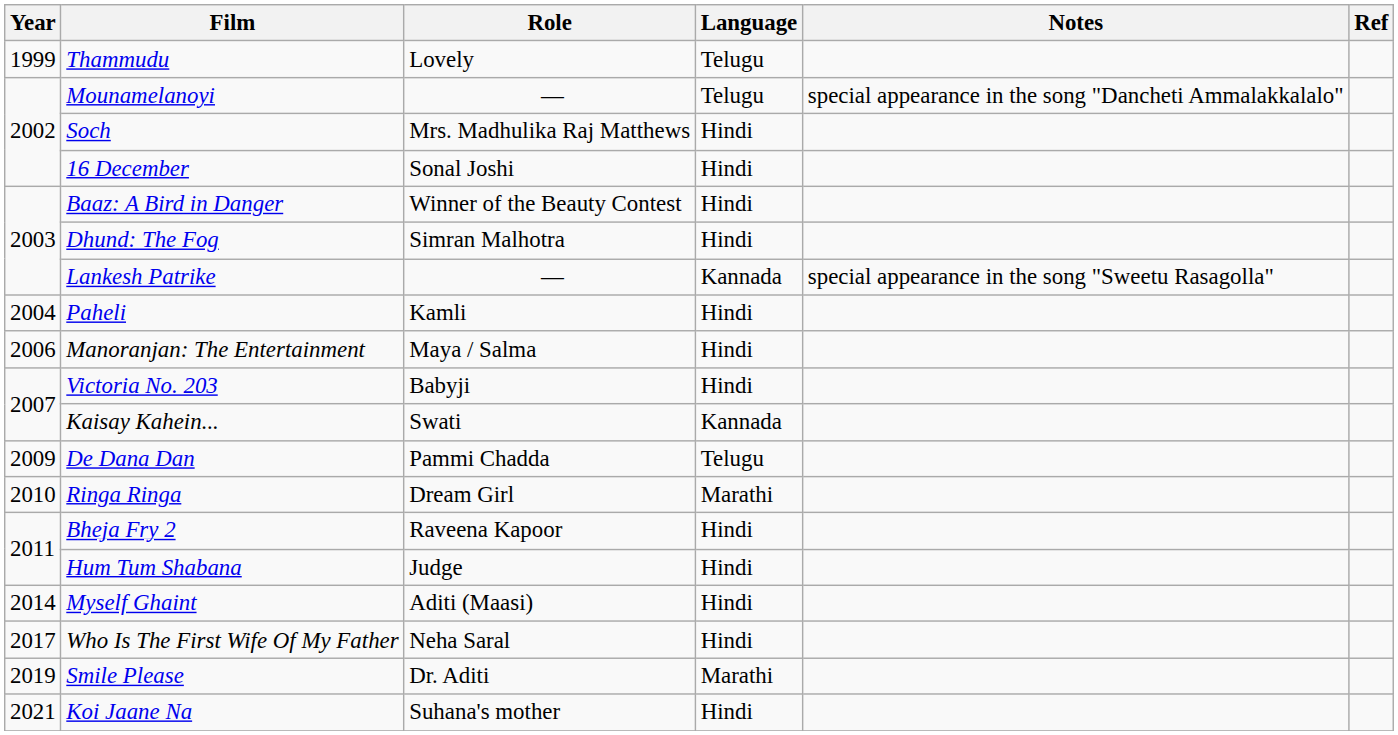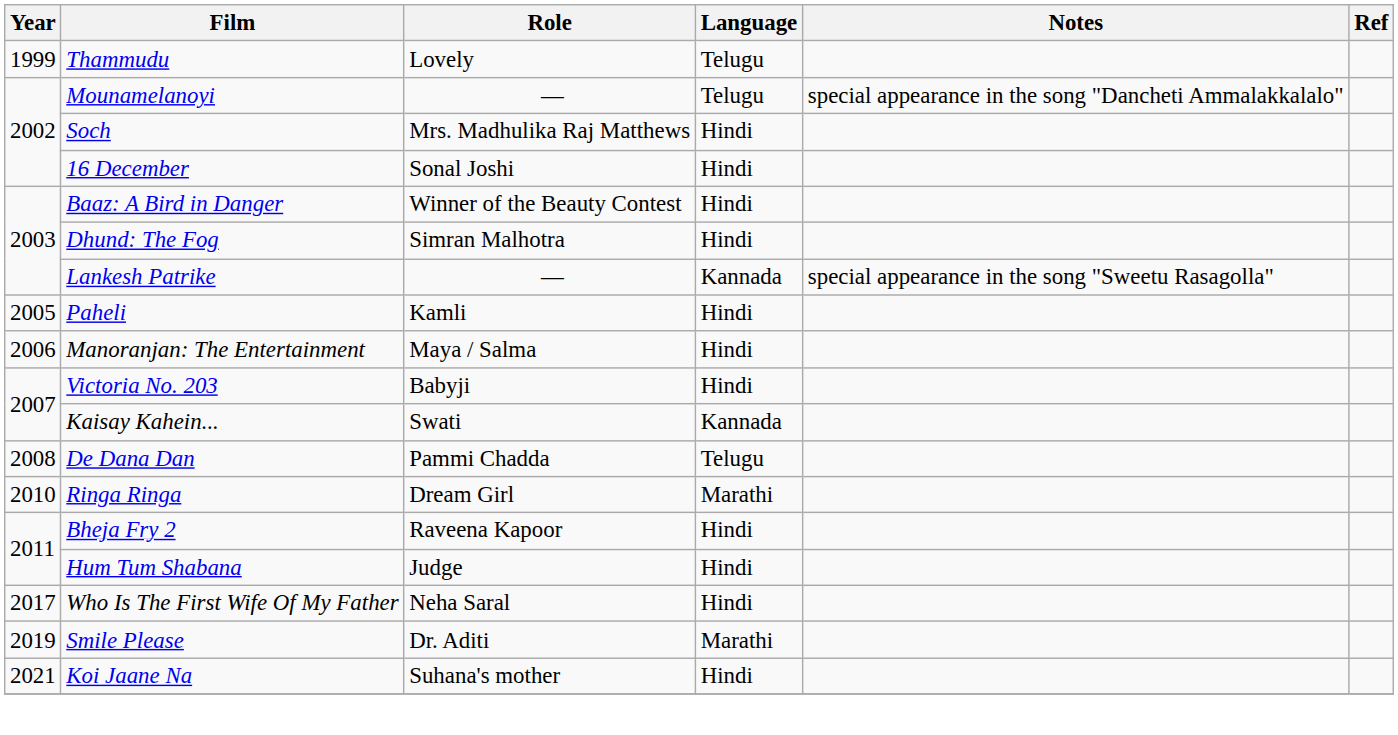(33, 312) 2004 -> (33, 312) 2005
(33, 458) 2009 -> (33, 458) 2008
- row: (131, 603)
